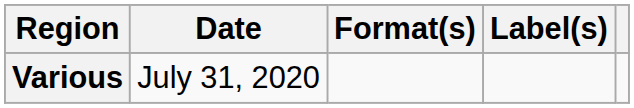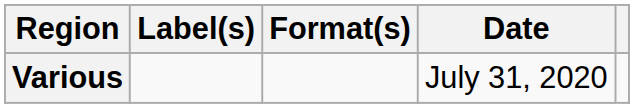columns swapped: (229, 28) <-> (549, 28)
